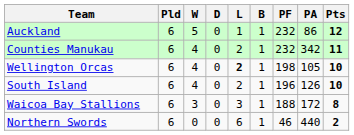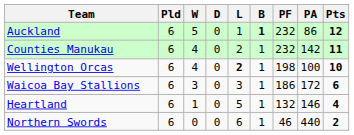(262, 31) normal -> (262, 31) bold
(311, 49) 342 -> (311, 49) 142
(311, 67) 105 -> (311, 67) 100
- row: (47, 85)
(285, 103) 188 -> (285, 85) 186
(336, 103) 8 -> (336, 85) 6
+ row: (37, 103)
